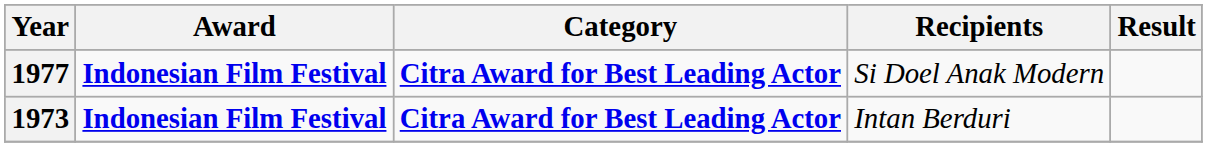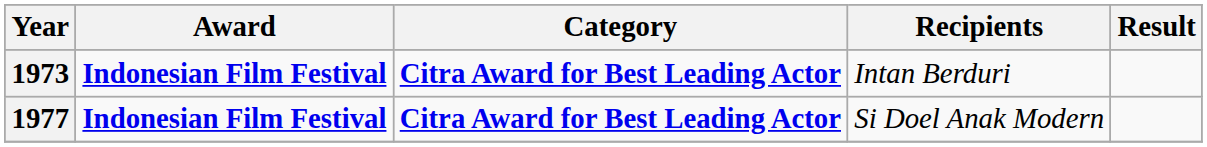rows swapped: (40, 118) <-> (40, 73)
